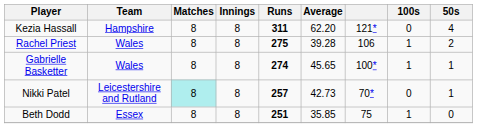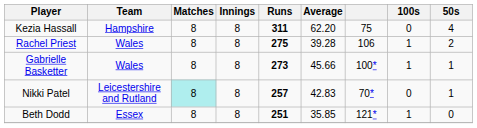(366, 28) 121* -> (366, 28) 75
(280, 66) 274 -> (280, 66) 273
(323, 66) 45.65 -> (323, 66) 45.66
(323, 93) 42.73 -> (323, 93) 42.83
(366, 115) 75 -> (366, 115) 121*
